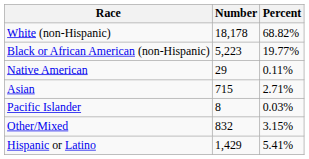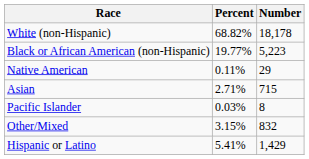columns swapped: (236, 13) <-> (282, 13)
